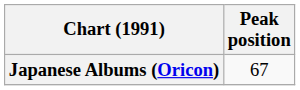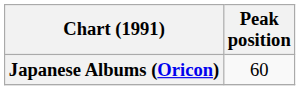(259, 69) 67 -> (259, 69) 60
